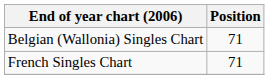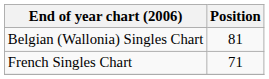(235, 39) 71 -> (235, 39) 81
